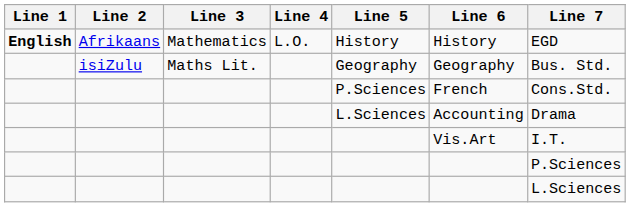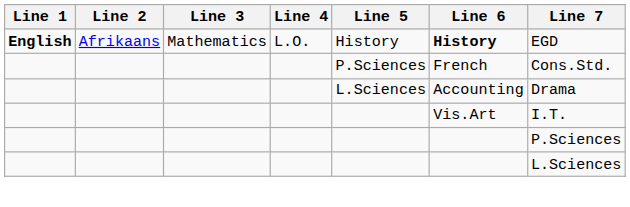(465, 41) normal -> (465, 41) bold
- row: (110, 66)
